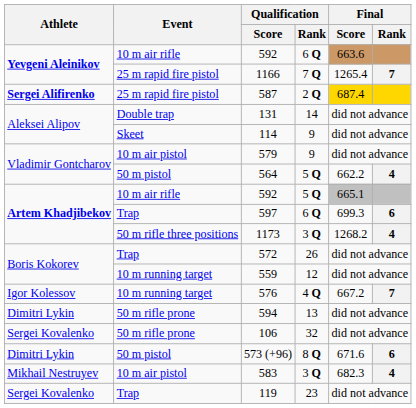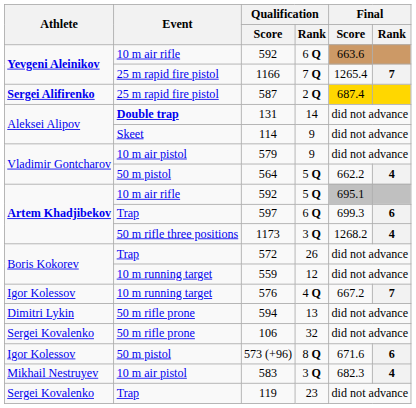(145, 114) normal -> (148, 114) bold
(351, 194) 665.1 -> (351, 194) 695.1
(41, 354) Dimitri Lykin -> (41, 354) Igor Kolessov
